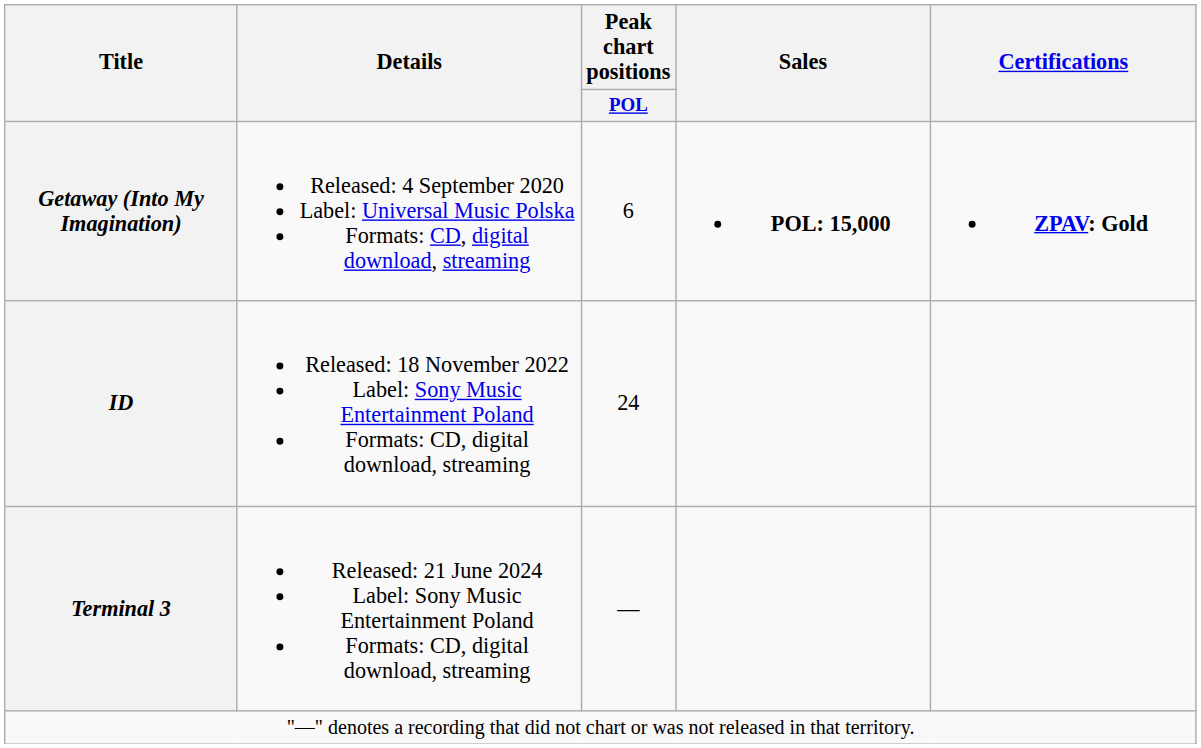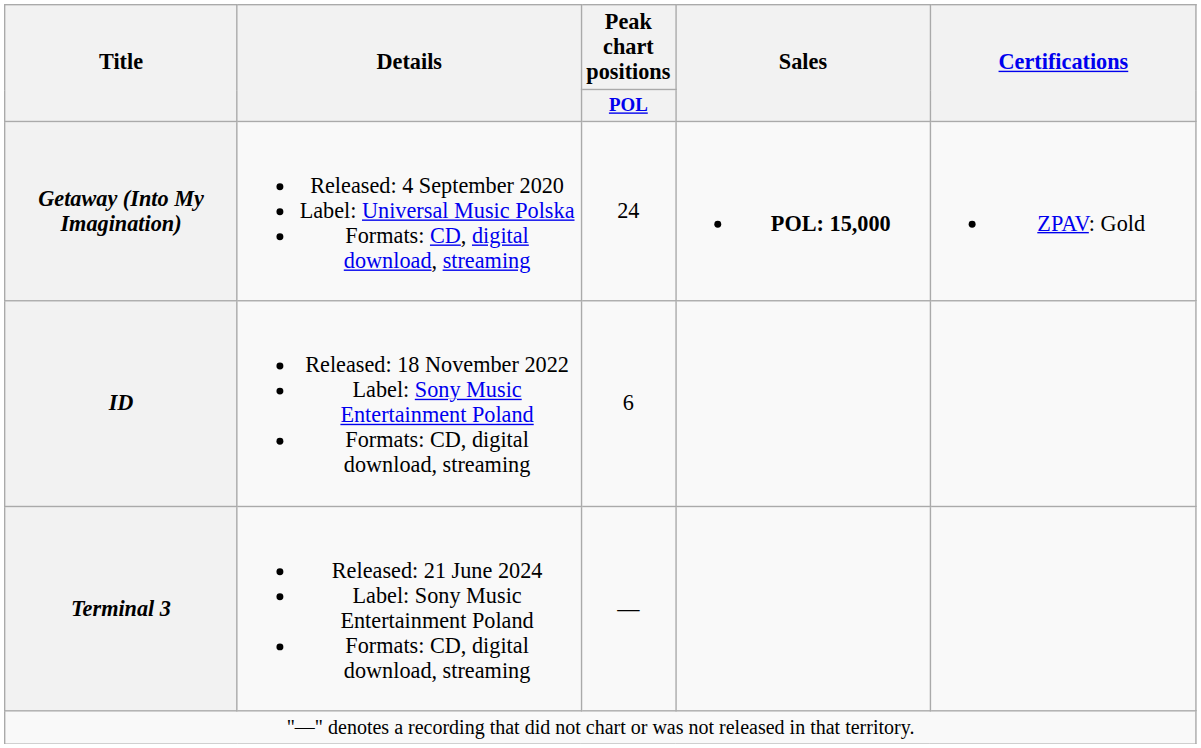(628, 210) 6 -> (628, 210) 24
(1063, 224) bold -> (1063, 224) normal
(628, 403) 24 -> (628, 403) 6
